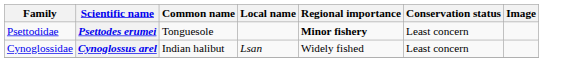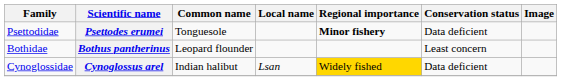(437, 31) Least concern -> (456, 31) Data deficient
+ row: (124, 48)
(332, 48) no background -> (350, 66) gold background
(437, 48) Least concern -> (456, 66) Data deficient
